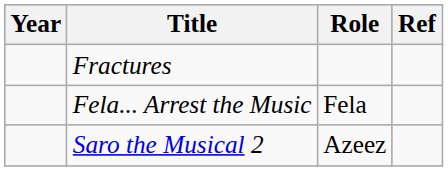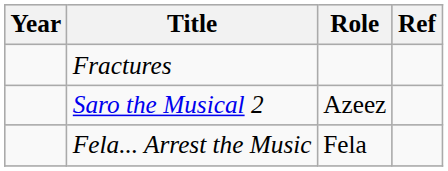rows swapped: (192, 104) <-> (168, 144)
